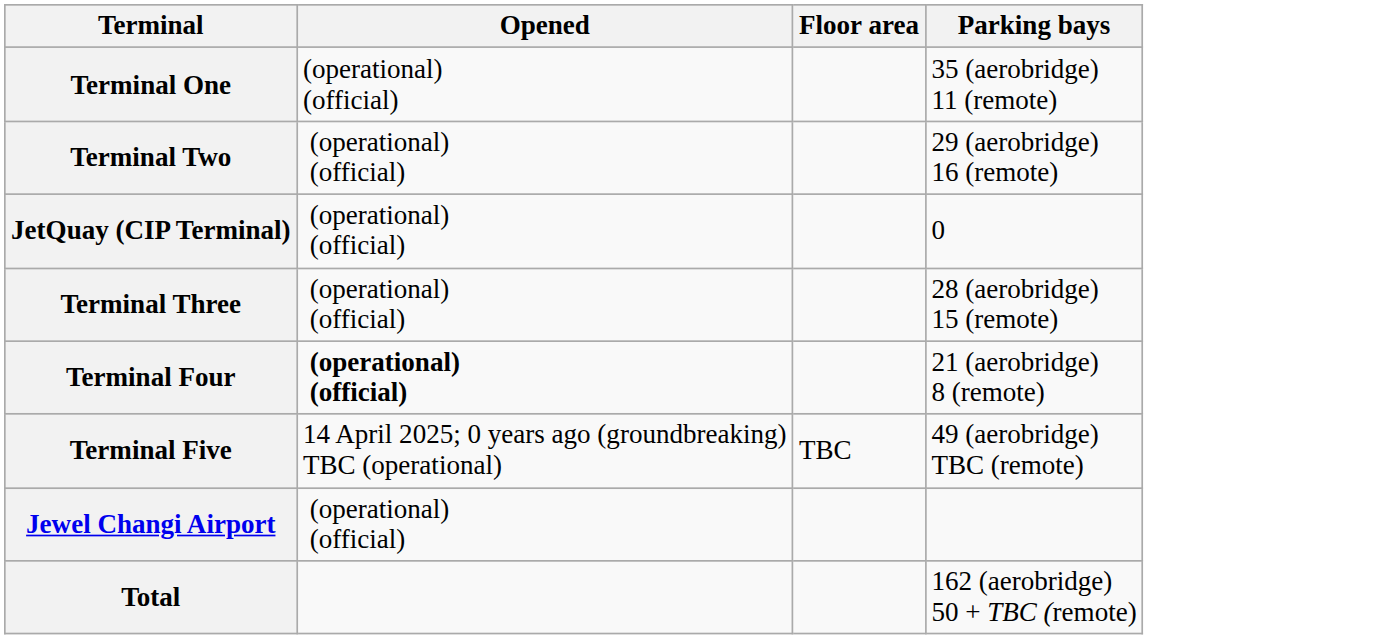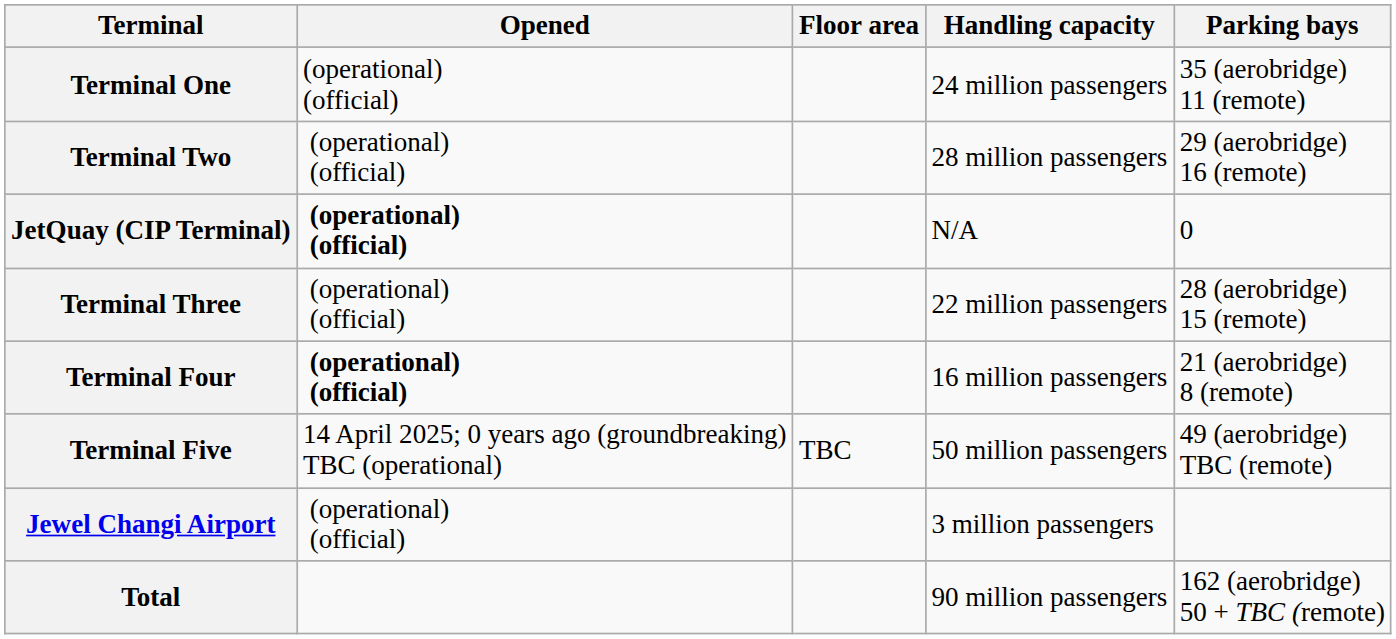+ column: (1049, 25)
(376, 230) normal -> (381, 230) bold
